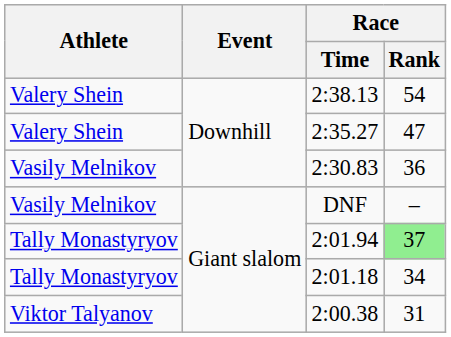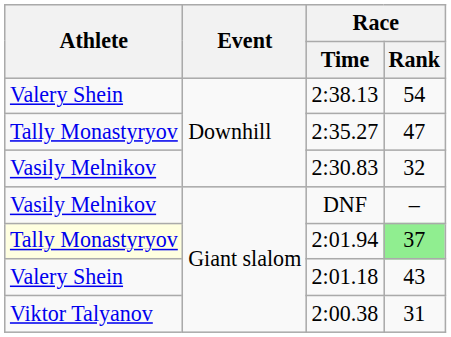(66, 132) Valery Shein -> (94, 132) Tally Monastyryov
(414, 168) 36 -> (414, 168) 32
(94, 241) no background -> (94, 241) lightyellow background
(94, 277) Tally Monastyryov -> (66, 277) Valery Shein
(414, 277) 34 -> (414, 277) 43
